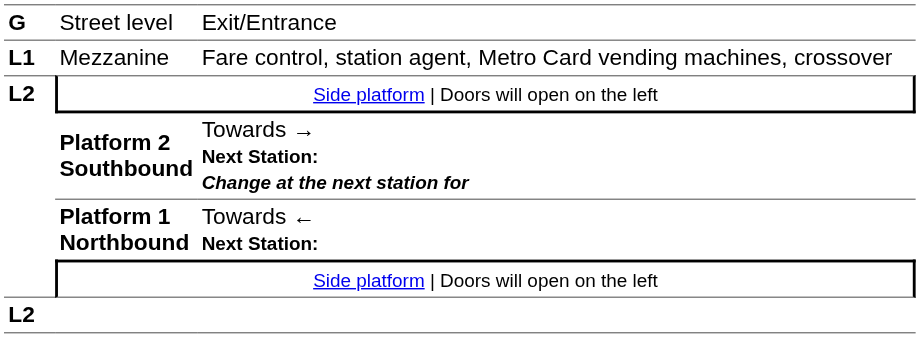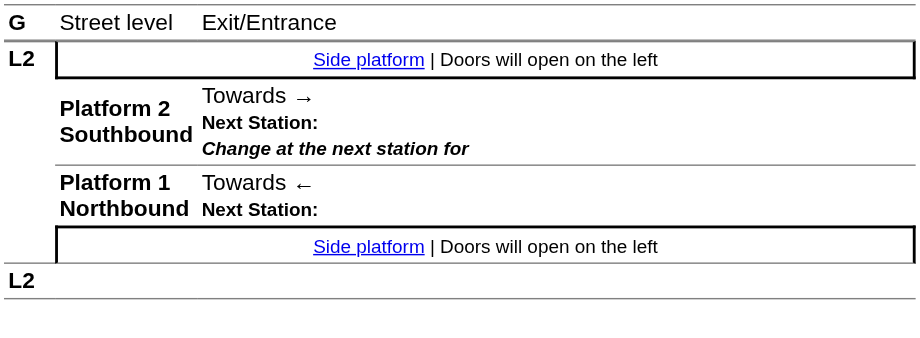- row: (114, 57)
